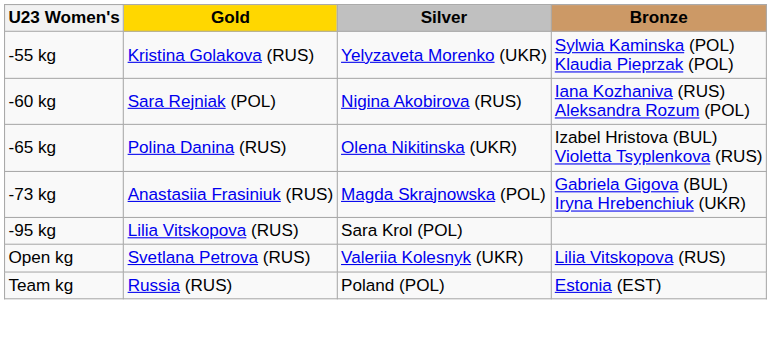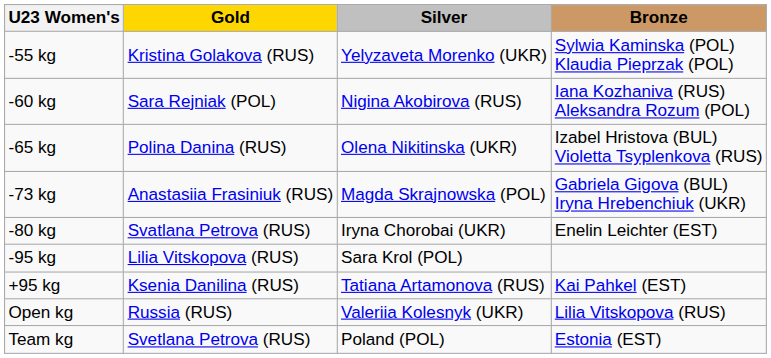+ row: (32, 230)
+ row: (34, 285)
(219, 258) Svetlana Petrova (RUS) -> (180, 312) Russia (RUS)
(180, 285) Russia (RUS) -> (219, 339) Svetlana Petrova (RUS)
